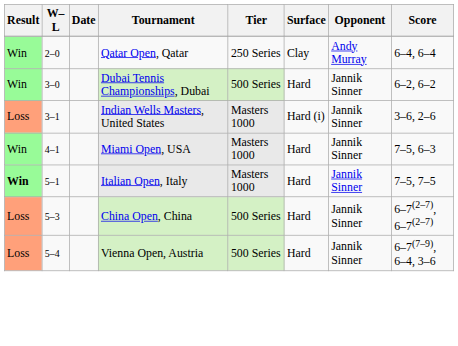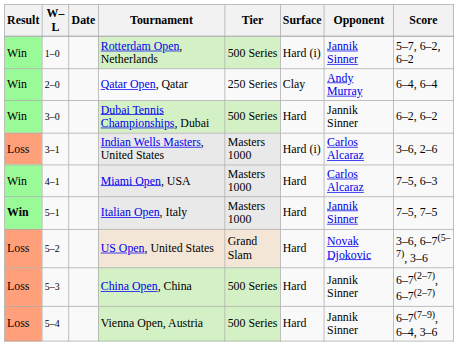+ row: (142, 52)
(347, 116) Jannik Sinner -> (345, 148) Carlos Alcaraz
(347, 148) Jannik Sinner -> (345, 181) Carlos Alcaraz
+ row: (157, 248)
